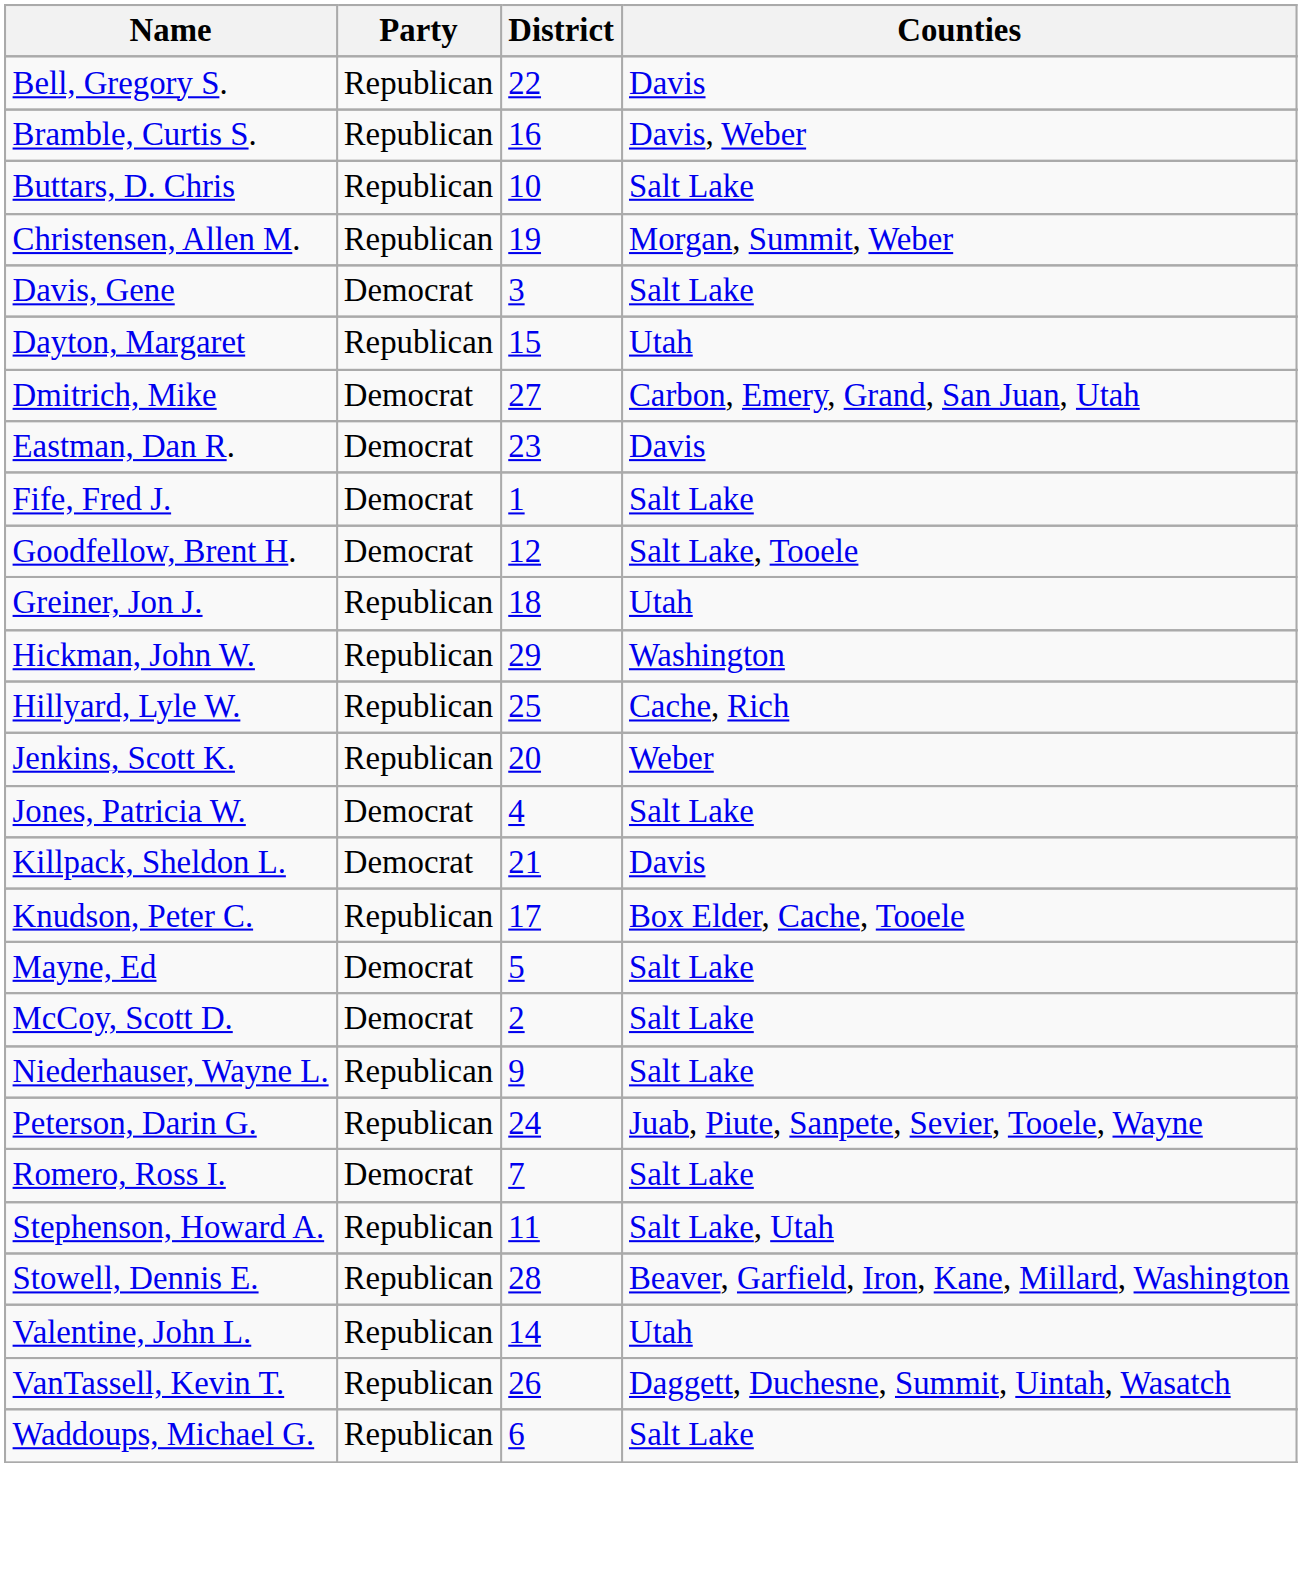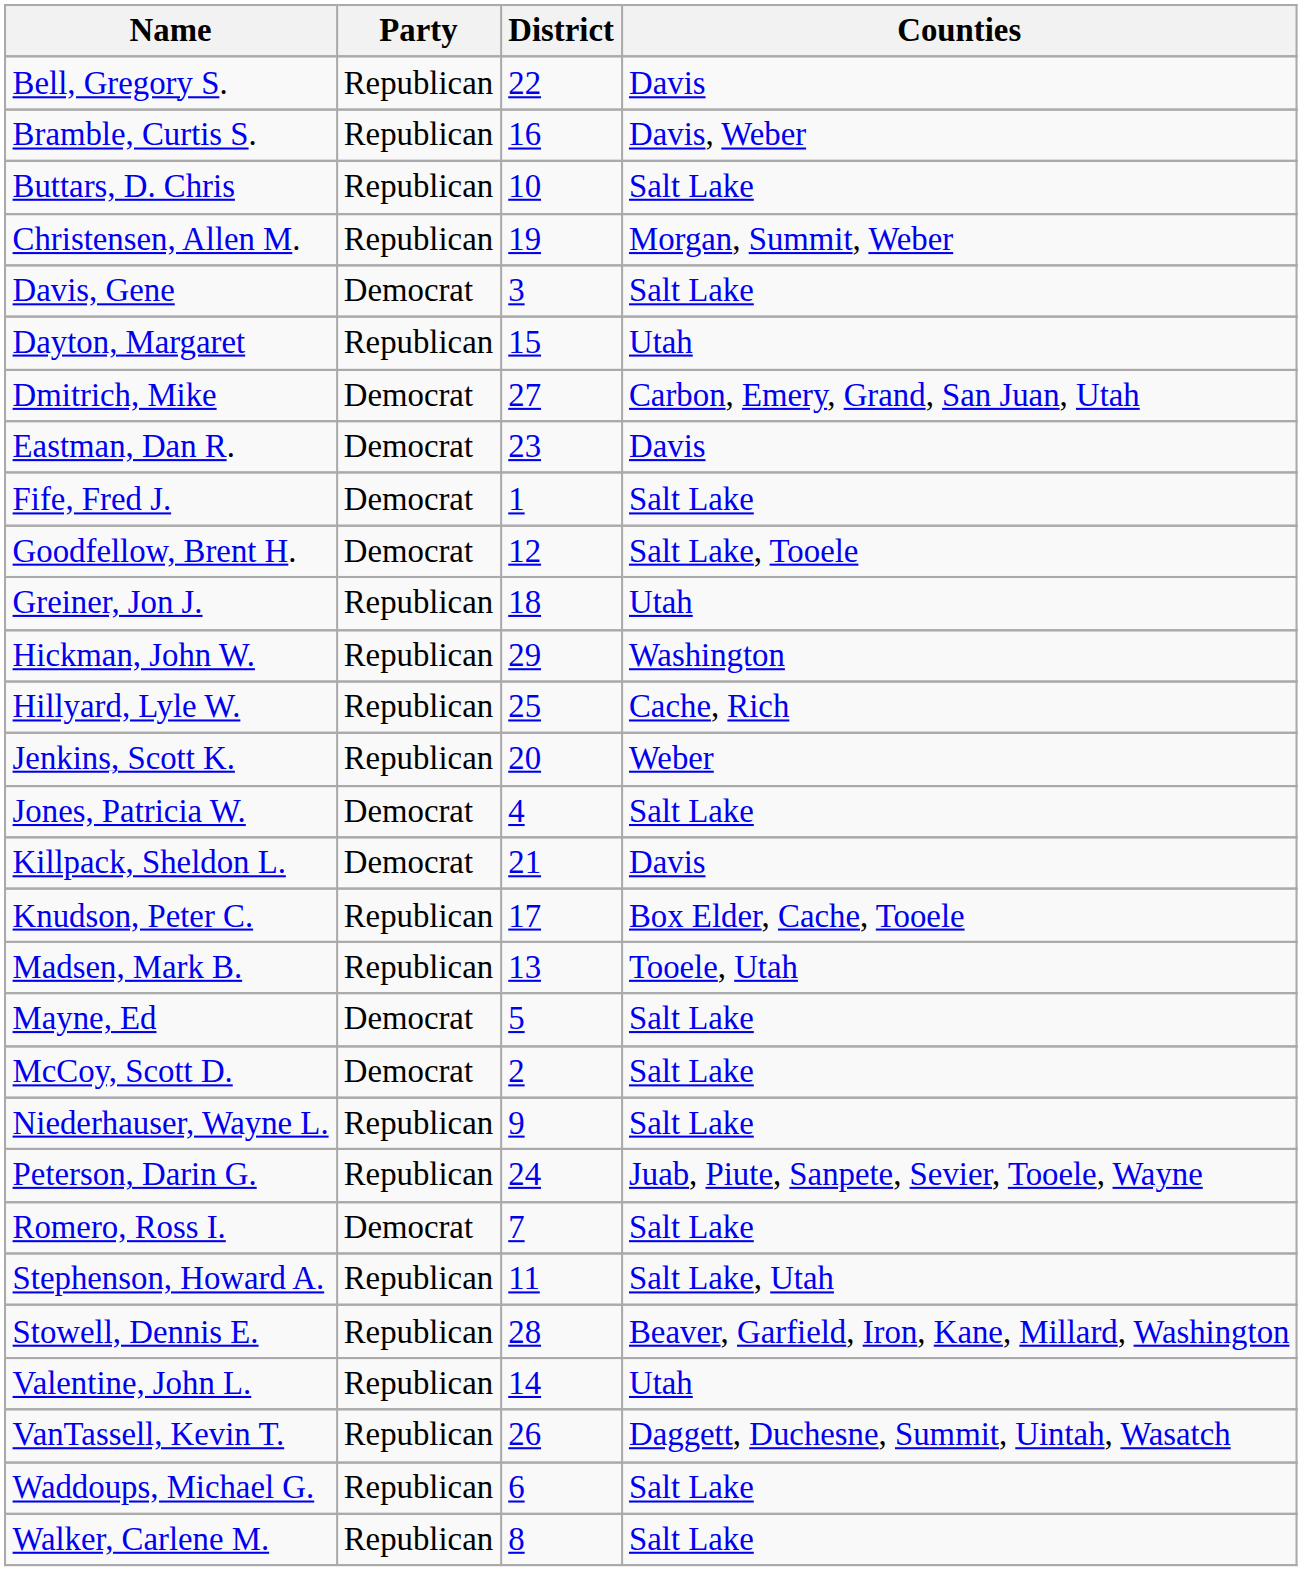+ row: (127, 966)
+ row: (141, 1539)
